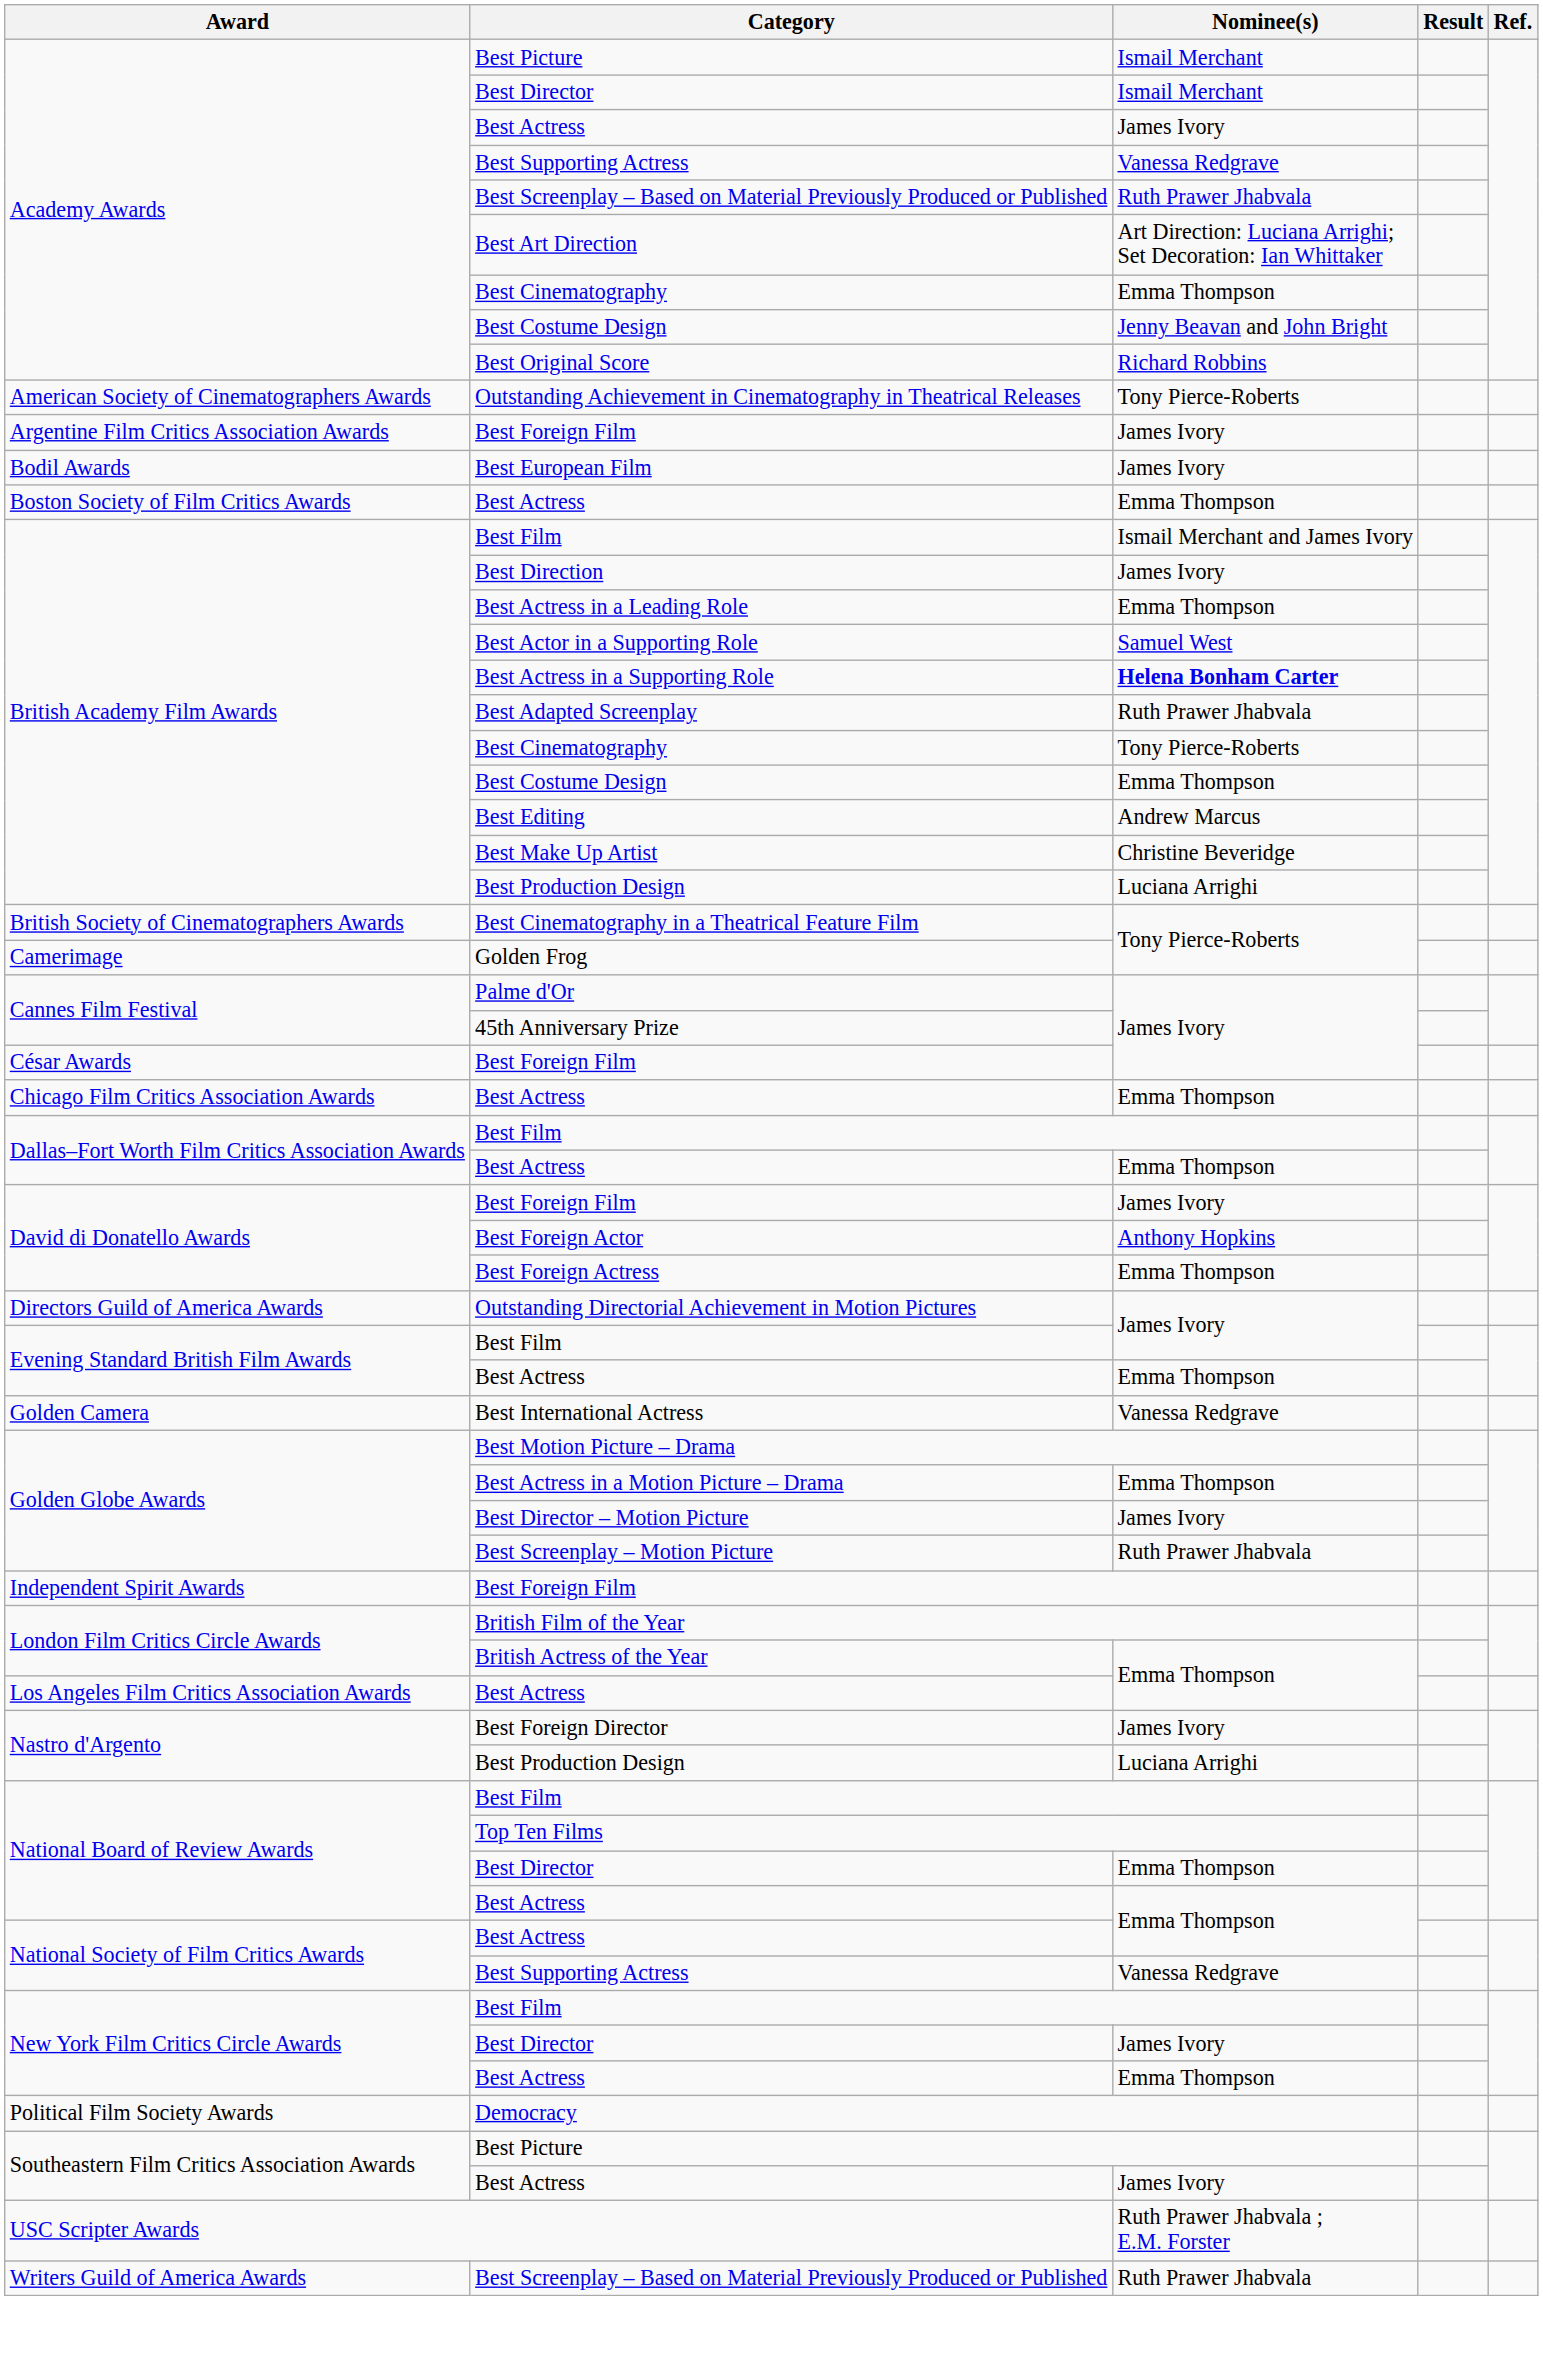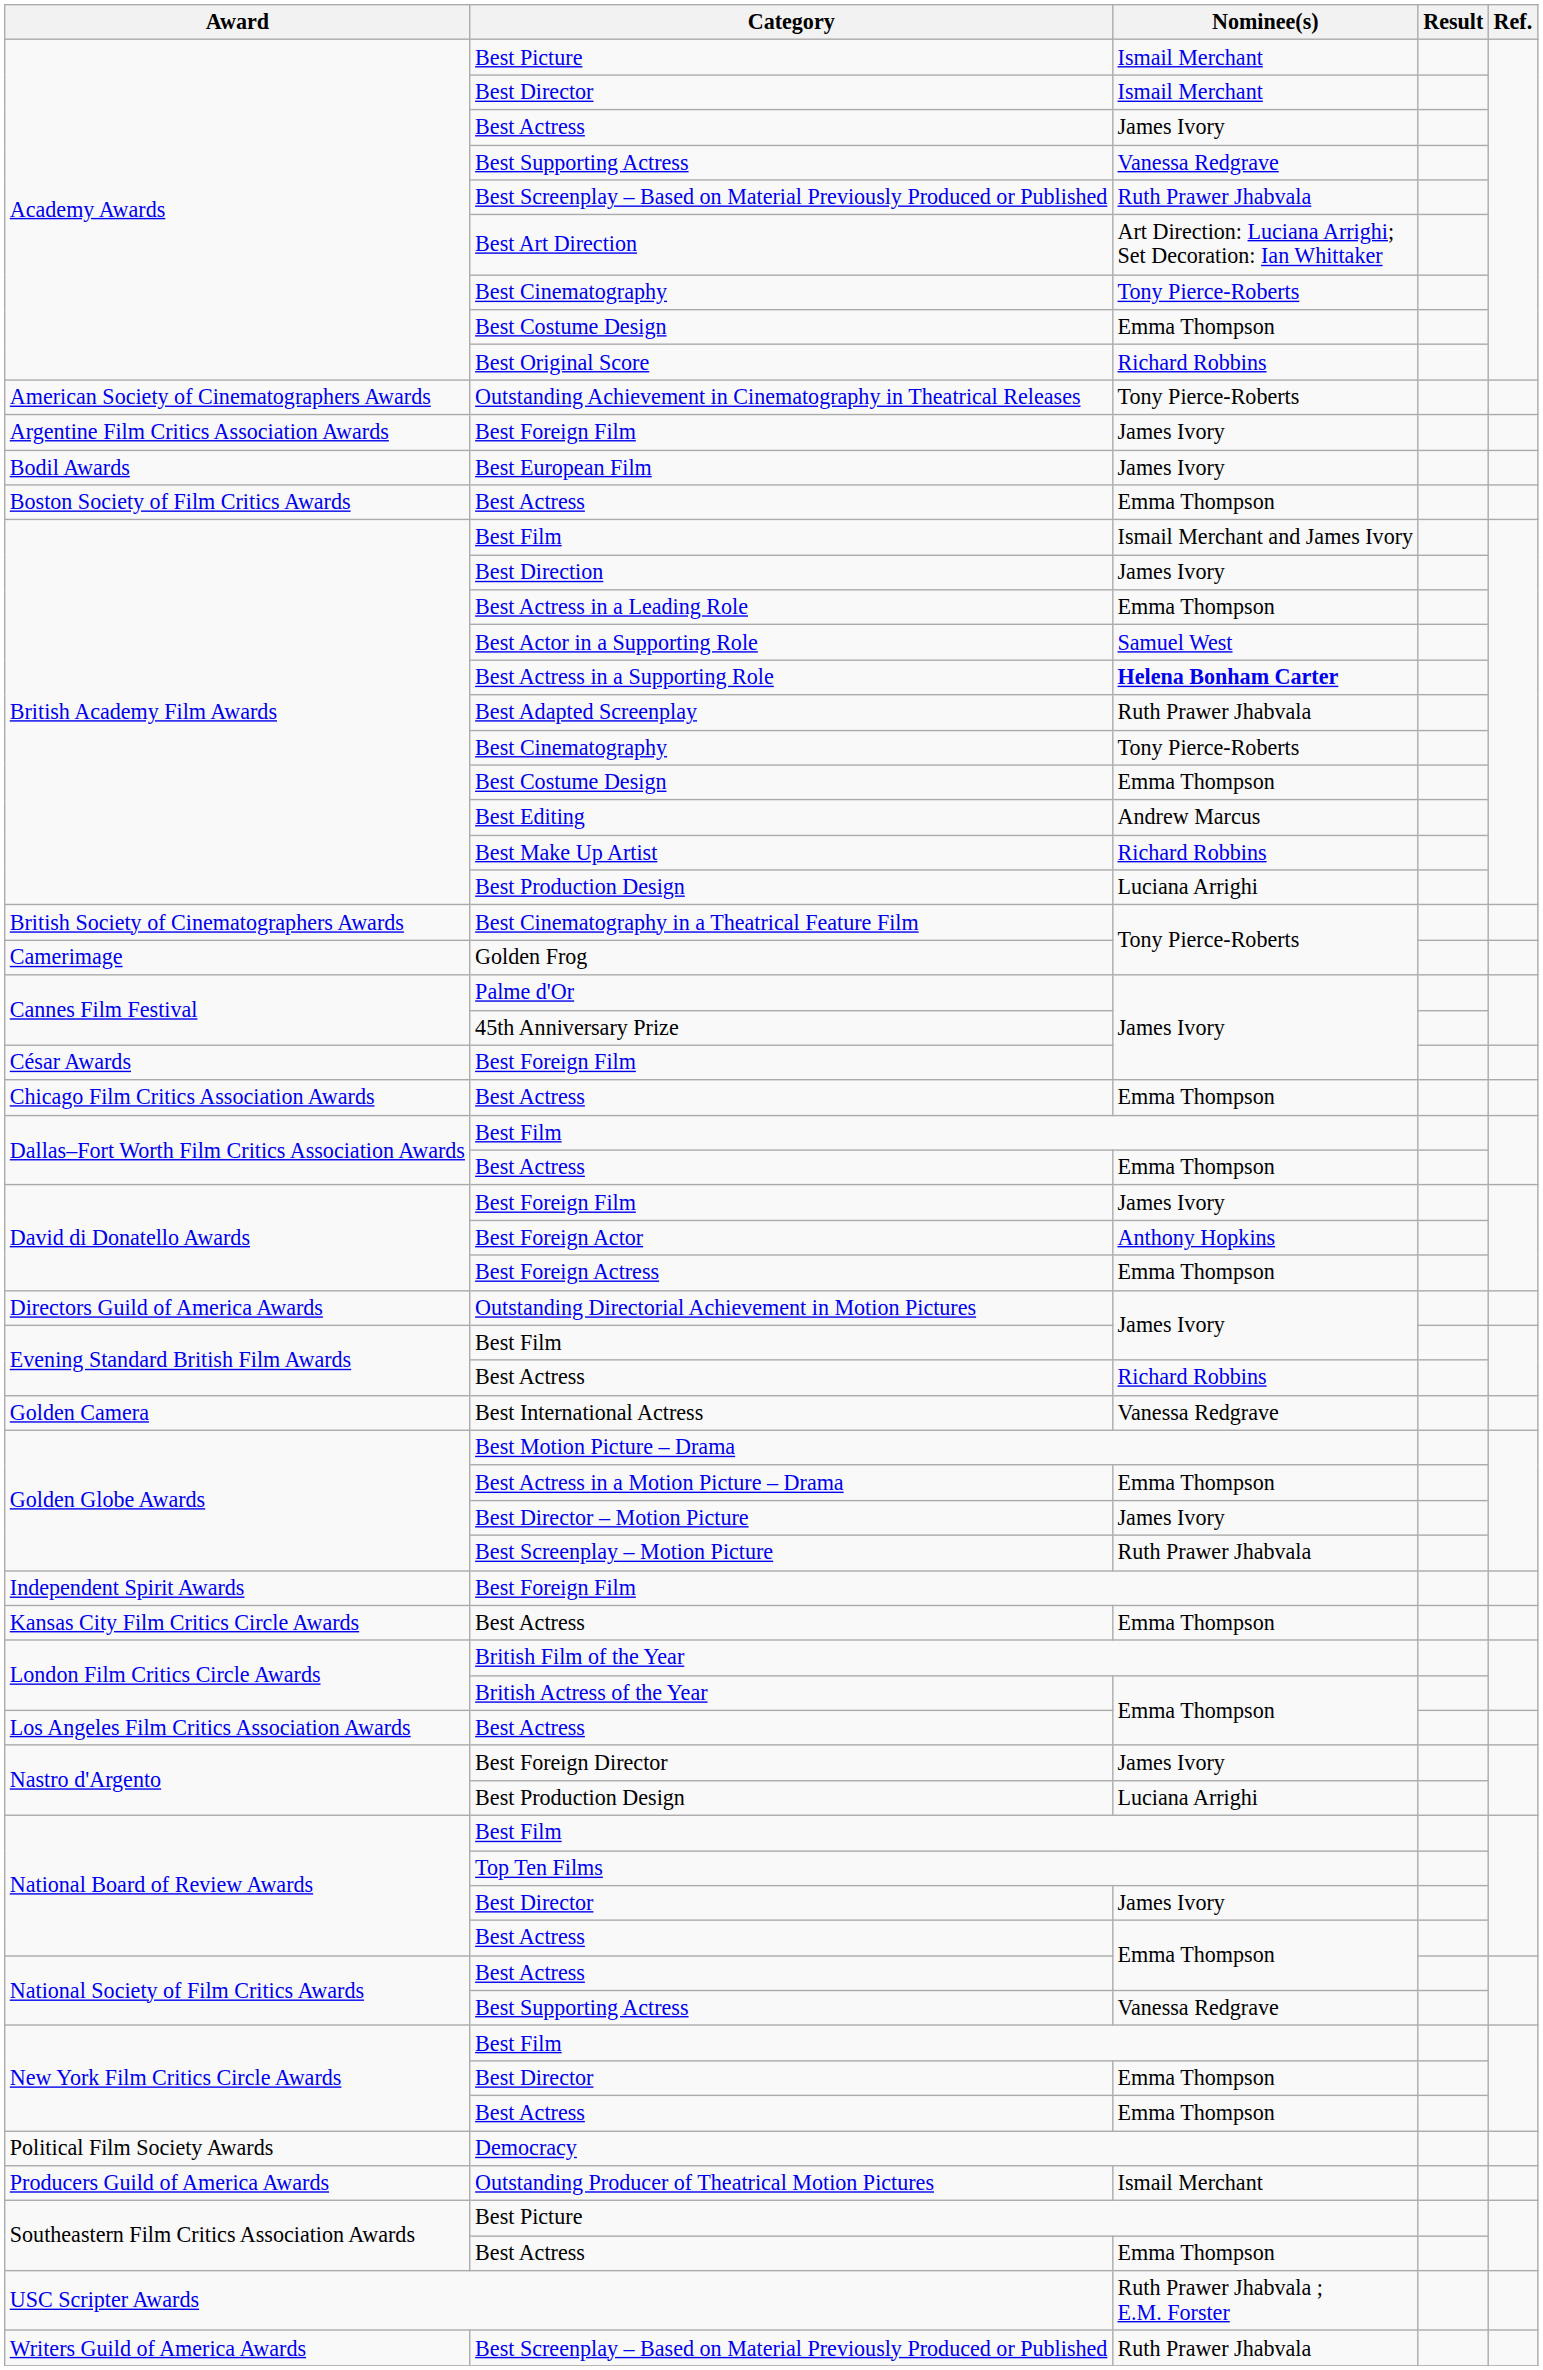(1196, 291) Emma Thompson -> (1208, 291) Tony Pierce-Roberts
(1252, 326) Jenny Beavan and John Bright -> (1196, 326) Emma Thompson
(1206, 852) Christine Beveridge -> (1192, 852) Richard Robbins
(1196, 1377) Emma Thompson -> (1192, 1377) Richard Robbins
+ row: (184, 1622)
(1196, 1867) Emma Thompson -> (1171, 1902) James Ivory
(1171, 2042) James Ivory -> (1196, 2077) Emma Thompson
+ row: (169, 2182)
(1171, 2182) James Ivory -> (1196, 2252) Emma Thompson
